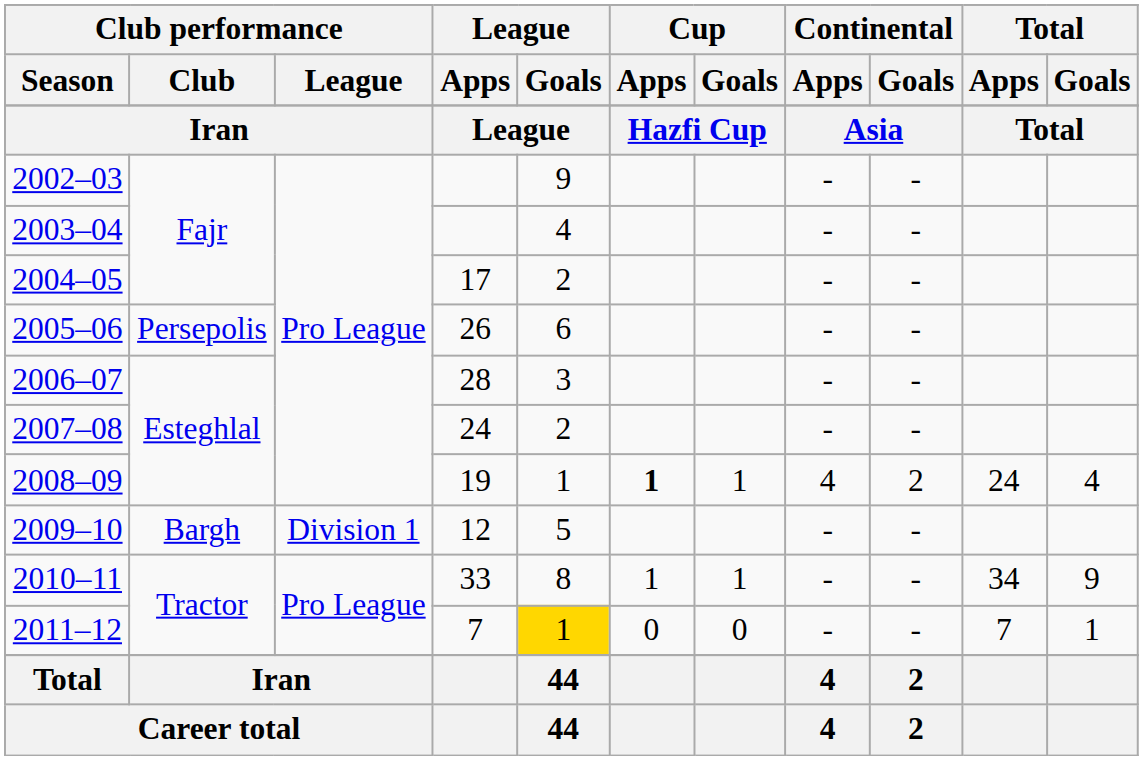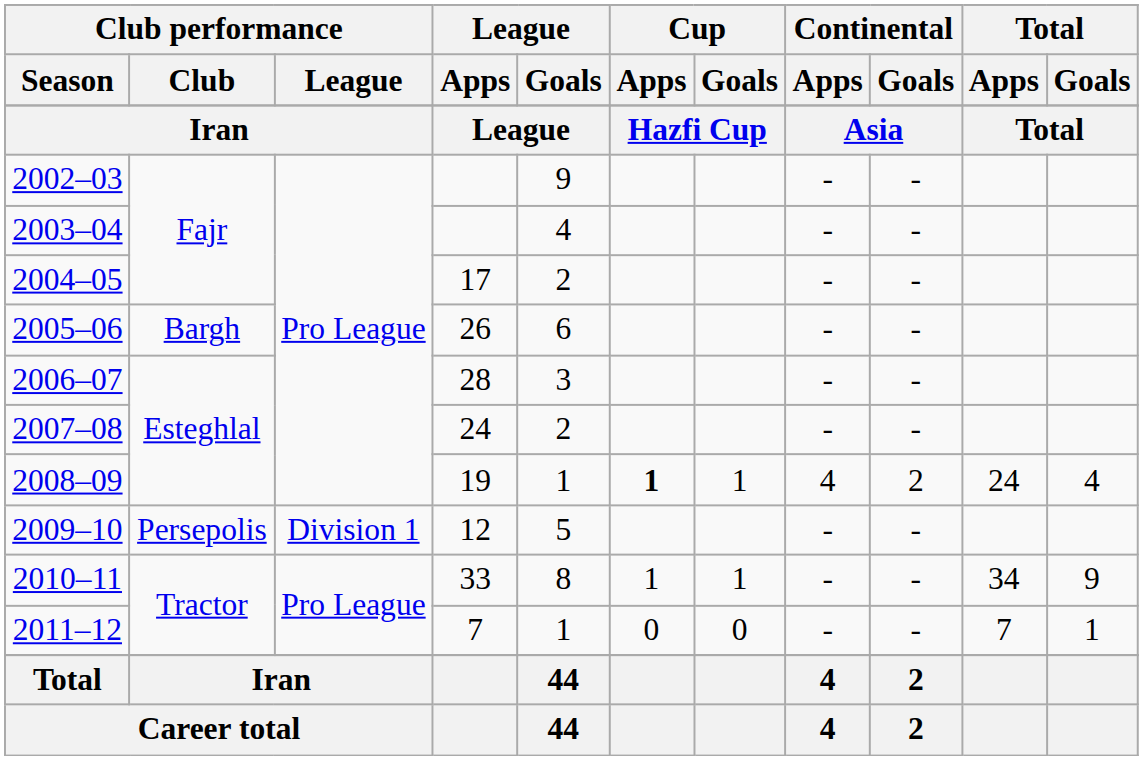(202, 329) Persepolis -> (202, 329) Bargh
(202, 529) Bargh -> (202, 529) Persepolis
(563, 629) gold background -> (563, 629) no background
